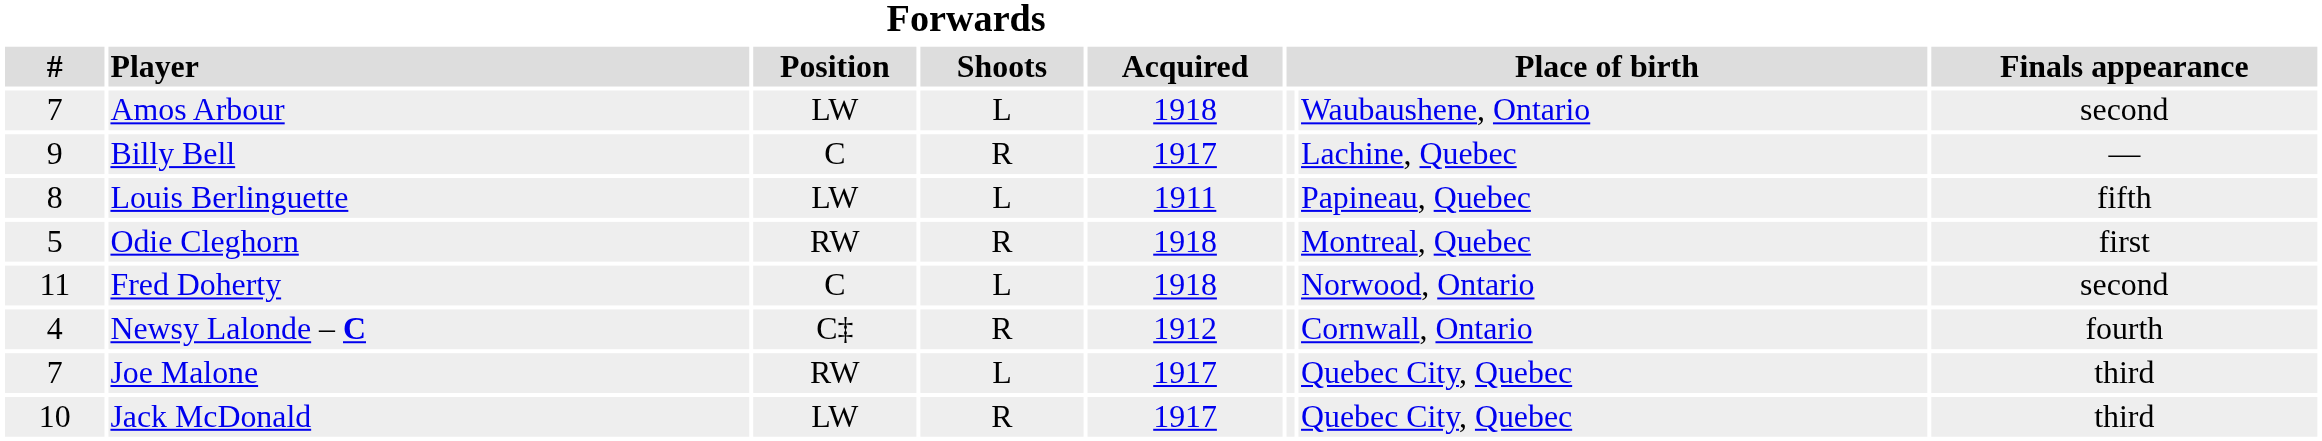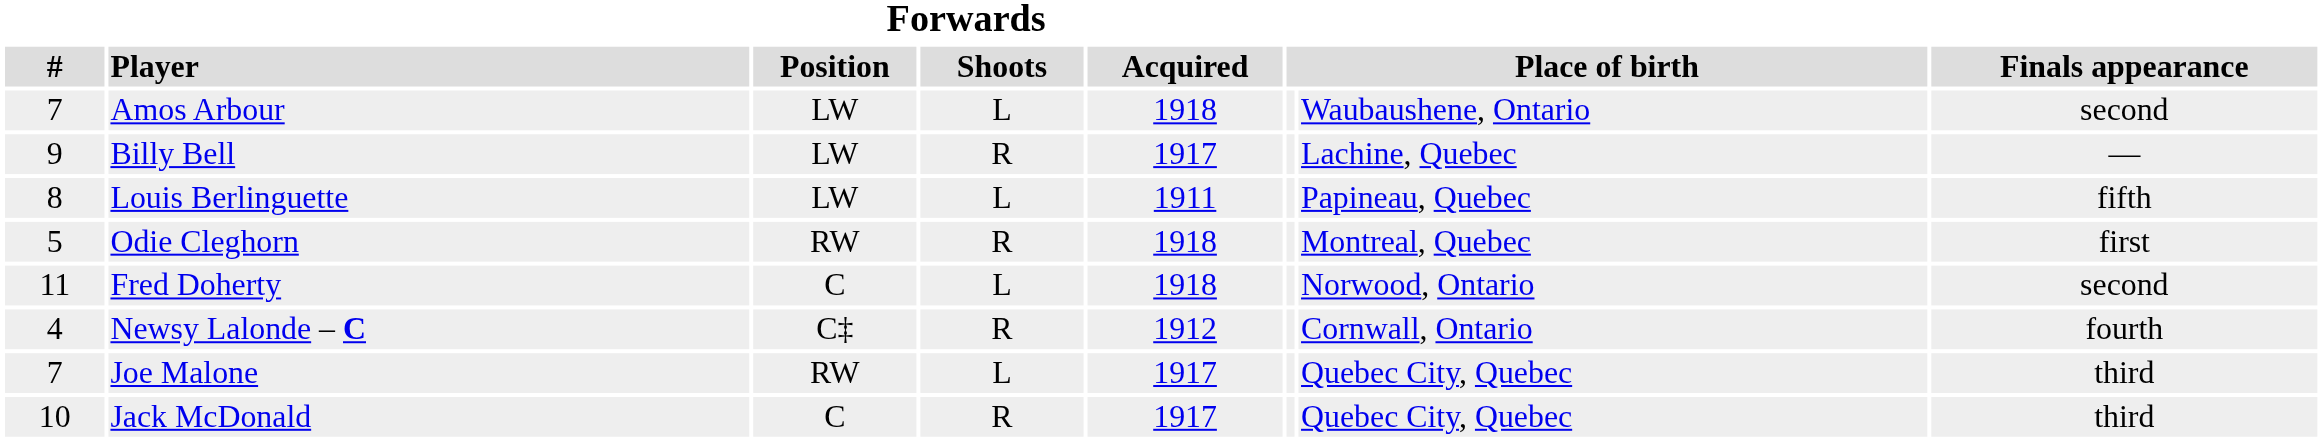(835, 153) C -> (835, 153) LW
(835, 416) LW -> (835, 416) C
